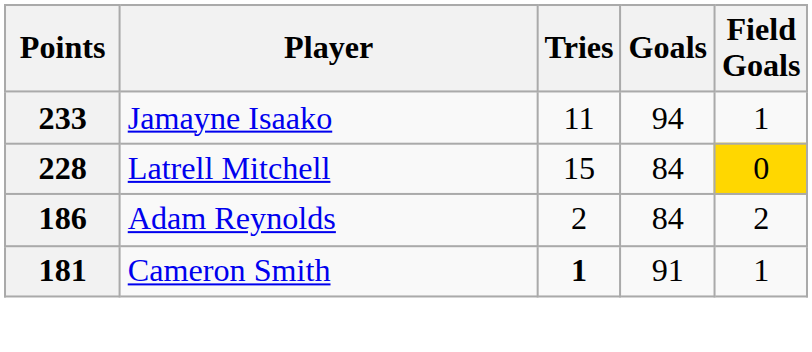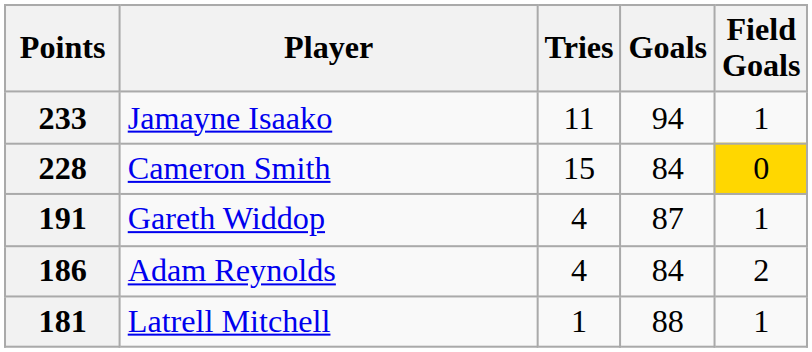(229, 168) Latrell Mitchell -> (229, 168) Cameron Smith
+ row: (63, 219)
(579, 219) 2 -> (579, 270) 4
(229, 270) Cameron Smith -> (229, 321) Latrell Mitchell
(579, 270) bold -> (579, 321) normal
(668, 270) 91 -> (668, 321) 88
